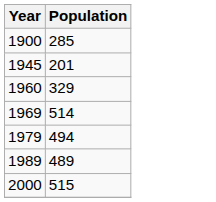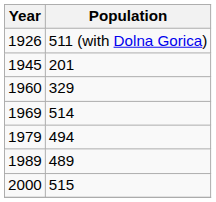- row: (25, 40)
+ row: (25, 40)
